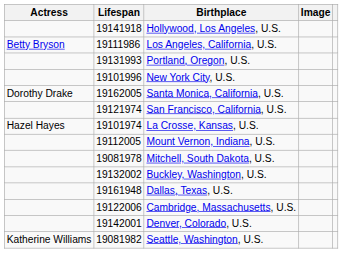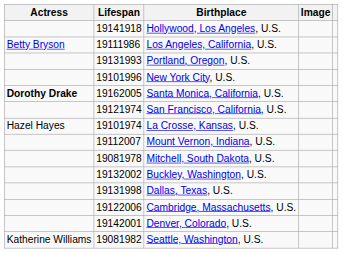(40, 93) normal -> (42, 93) bold
(119, 142) 19112005 -> (119, 142) 19112007
(119, 191) 19161948 -> (119, 191) 19131998
